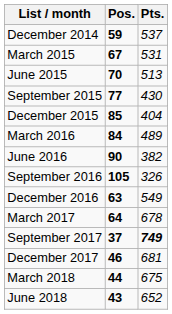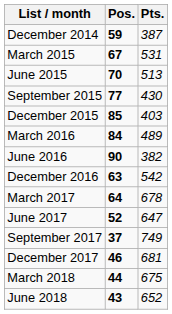(152, 34) 537 -> (152, 34) 387
(152, 116) 404 -> (152, 116) 403
- row: (55, 177)
(152, 197) 549 -> (152, 177) 542
+ row: (37, 217)
(152, 237) bold -> (152, 237) normal
